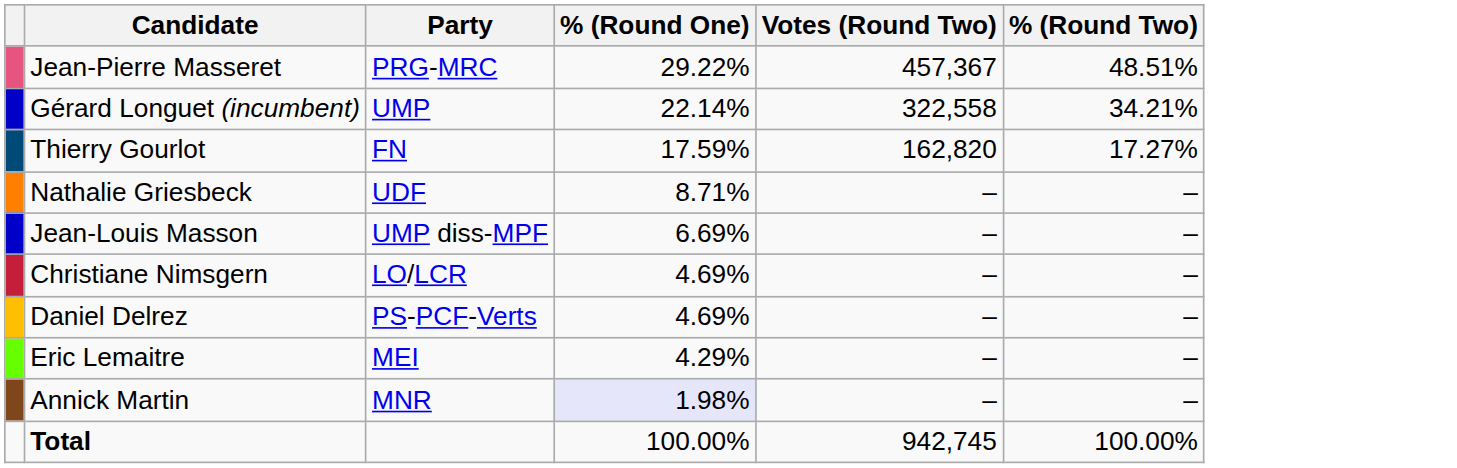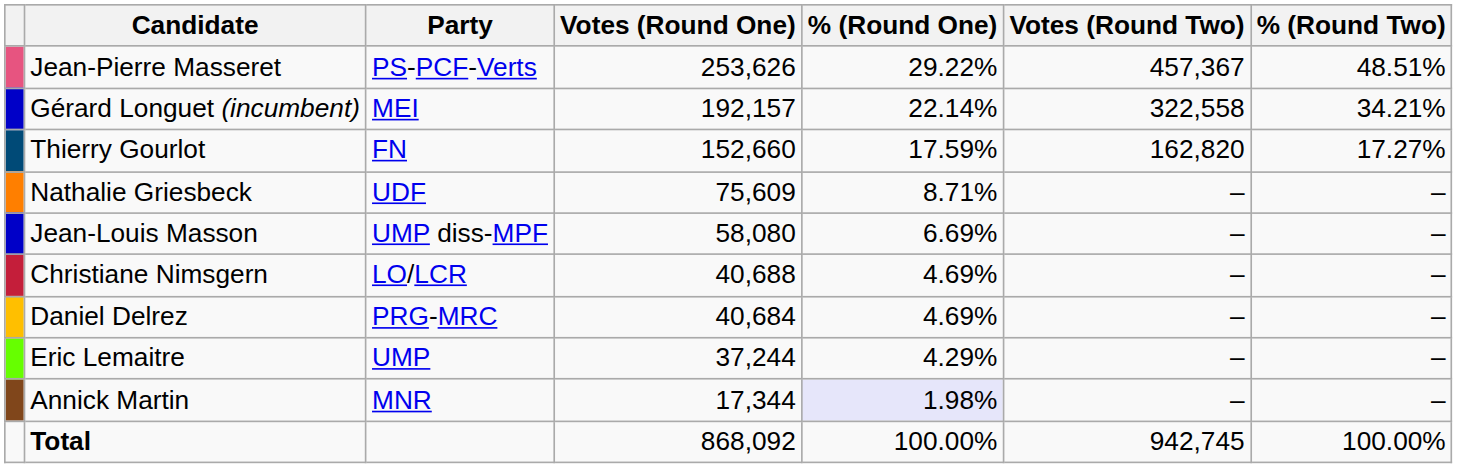+ column: (678, 25)
(435, 66) PRG-MRC -> (454, 66) PS-PCF-Verts
(401, 108) UMP -> (395, 108) MEI
(454, 316) PS-PCF-Verts -> (435, 316) PRG-MRC
(395, 358) MEI -> (401, 358) UMP
